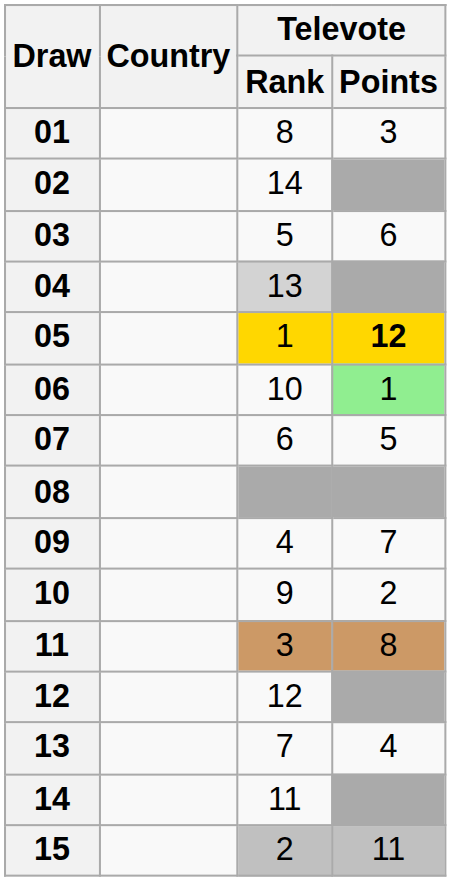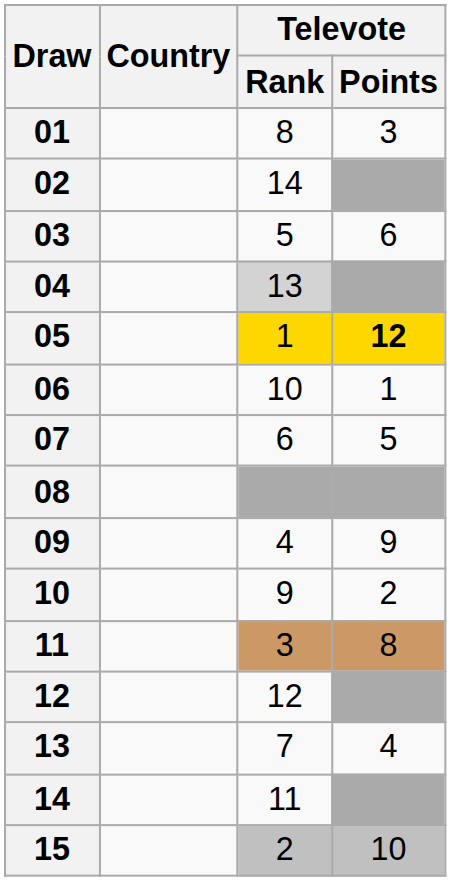(388, 388) lightgreen background -> (388, 388) no background
(388, 542) 7 -> (388, 542) 9
(388, 850) 11 -> (388, 850) 10
